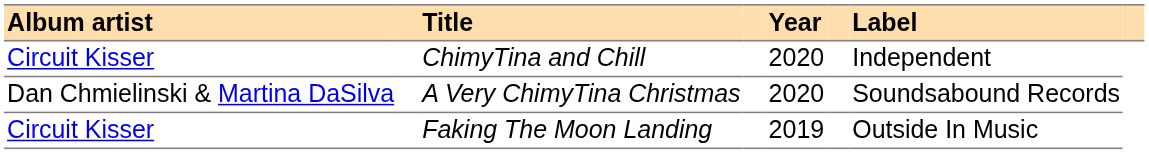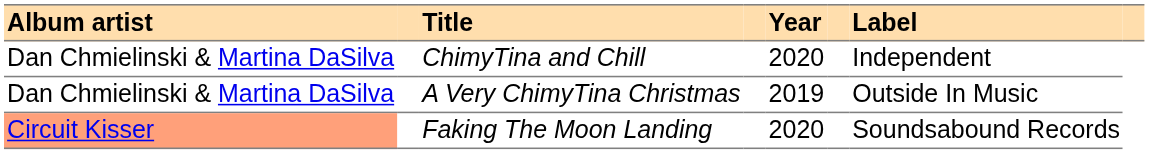(81, 58) Circuit Kisser -> (201, 58) Dan Chmielinski & Martina DaSilva
(796, 94) 2020 -> (796, 94) 2019
(986, 94) Soundsabound Records -> (945, 94) Outside In Music
(81, 130) no background -> (81, 130) lightsalmon background
(796, 130) 2019 -> (796, 130) 2020
(945, 130) Outside In Music -> (986, 130) Soundsabound Records
